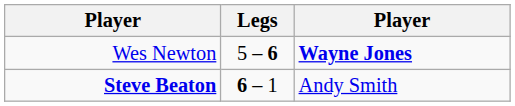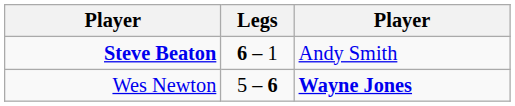rows swapped: (164, 52) <-> (160, 85)
